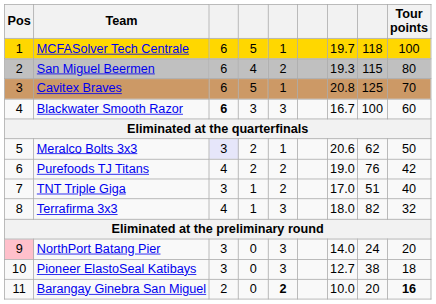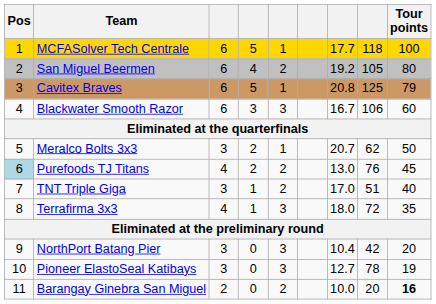(342, 48) 19.7 -> (342, 48) 17.7
(342, 68) 19.3 -> (342, 68) 19.2
(372, 68) 115 -> (372, 68) 105
(409, 88) 70 -> (409, 88) 79
(224, 108) bold -> (224, 108) normal
(372, 108) 100 -> (372, 108) 106
(224, 149) lavender background -> (224, 149) no background
(342, 149) 20.6 -> (342, 149) 20.7
(19, 169) no background -> (19, 169) lightblue background
(342, 169) 19.0 -> (342, 169) 13.0
(409, 169) 42 -> (409, 169) 45
(372, 209) 82 -> (372, 209) 72
(409, 209) 32 -> (409, 209) 35
(19, 249) pink background -> (19, 249) no background
(342, 249) 14.0 -> (342, 249) 10.4
(372, 249) 24 -> (372, 249) 42
(372, 269) 38 -> (372, 269) 78
(409, 269) 18 -> (409, 269) 19
(283, 289) bold -> (283, 289) normal
